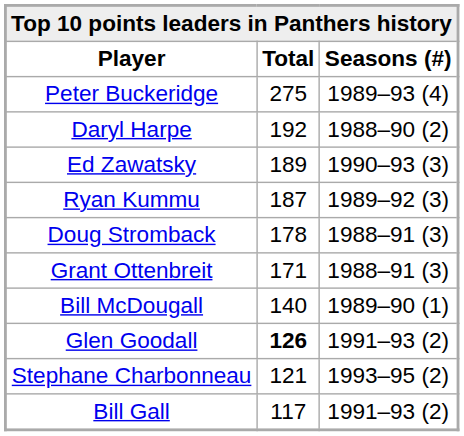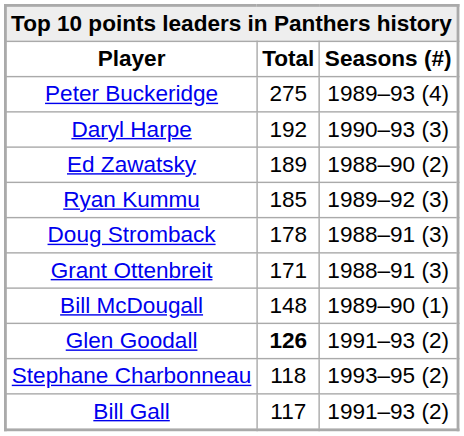(388, 129) 1988–90 (2) -> (388, 129) 1990–93 (3)
(388, 164) 1990–93 (3) -> (388, 164) 1988–90 (2)
(288, 199) 187 -> (288, 199) 185
(288, 305) 140 -> (288, 305) 148
(288, 376) 121 -> (288, 376) 118
